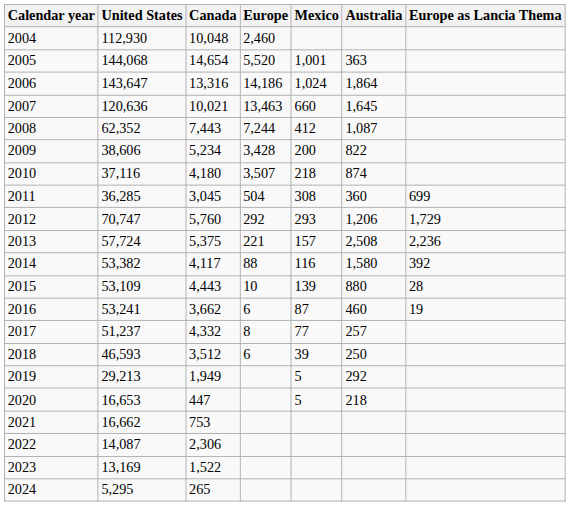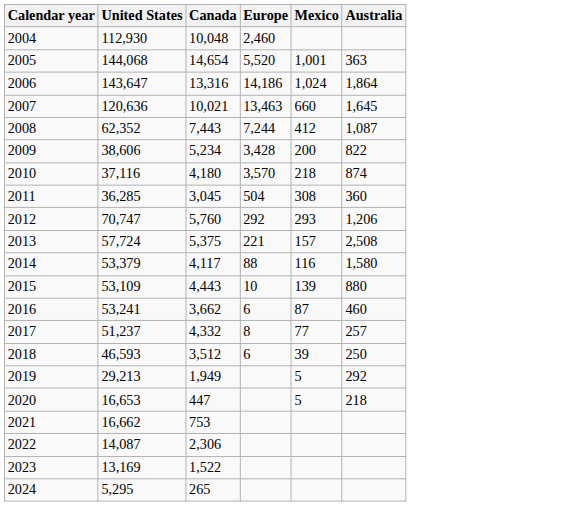- column: (485, 15)
(259, 173) 3,507 -> (259, 173) 3,570
(121, 264) 53,382 -> (121, 264) 53,379
